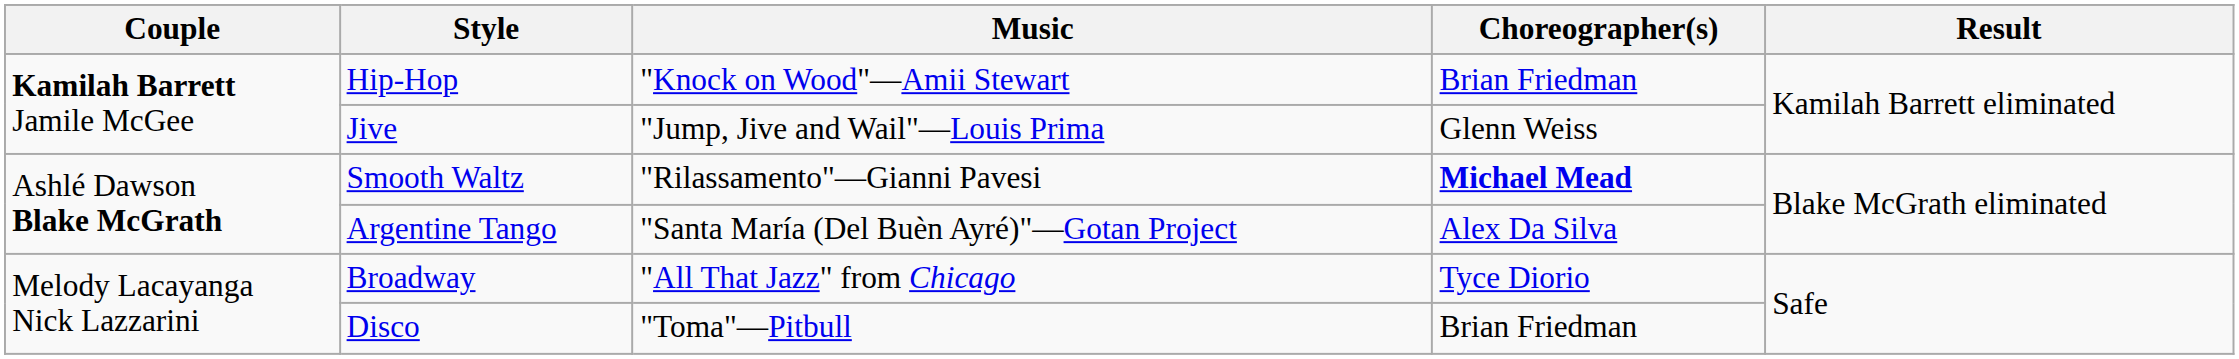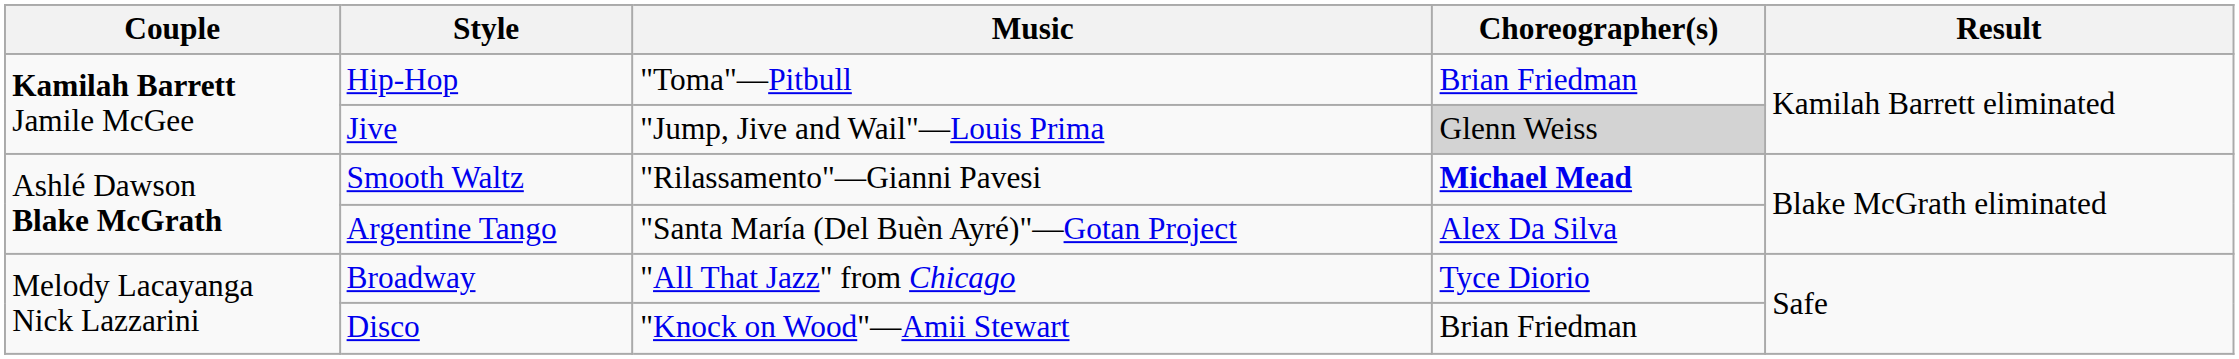(855, 79) "Knock on Wood"—Amii Stewart -> (746, 79) "Toma"—Pitbull
(1519, 128) no background -> (1519, 128) lightgrey background
(746, 327) "Toma"—Pitbull -> (855, 327) "Knock on Wood"—Amii Stewart
